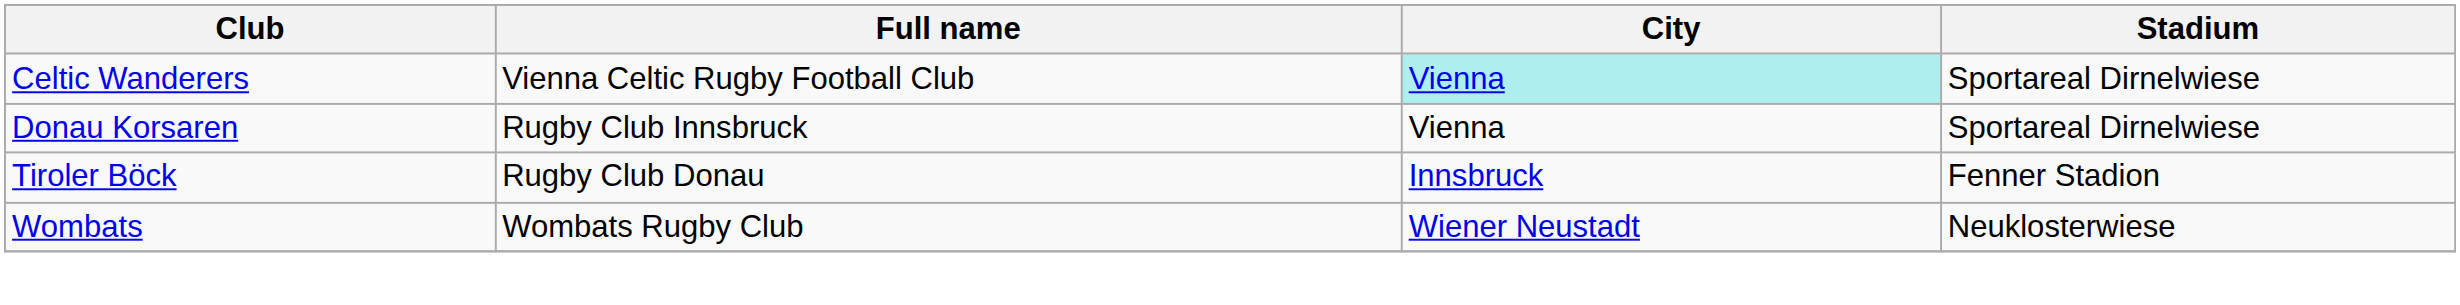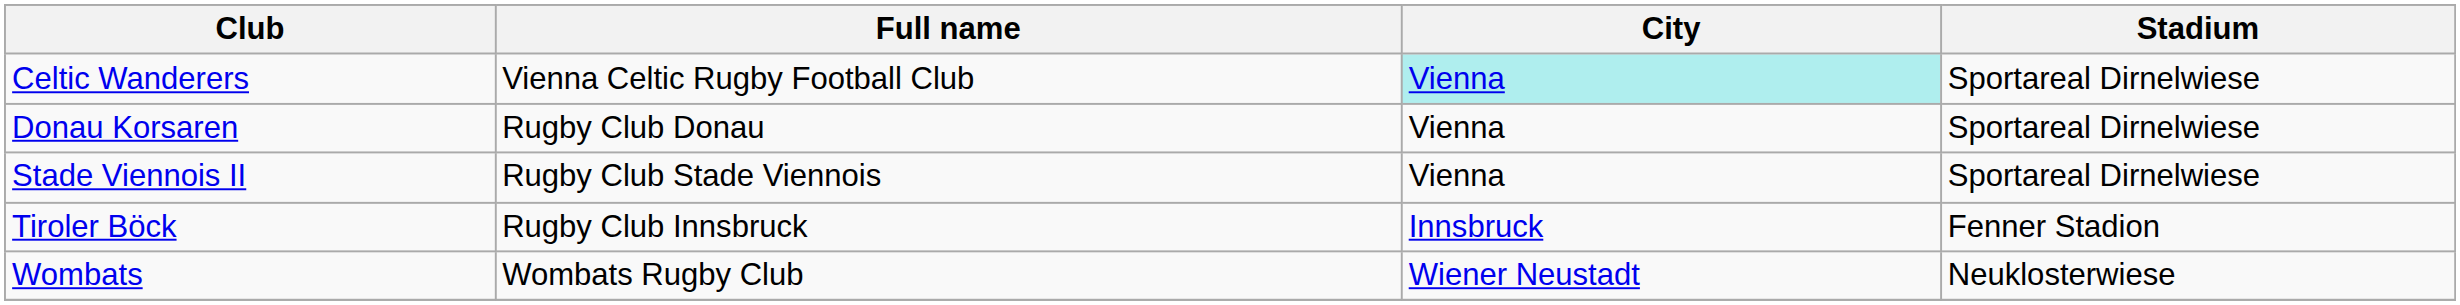(655, 127) Rugby Club Innsbruck -> (633, 127) Rugby Club Donau
+ row: (129, 176)
(633, 176) Rugby Club Donau -> (655, 226) Rugby Club Innsbruck
